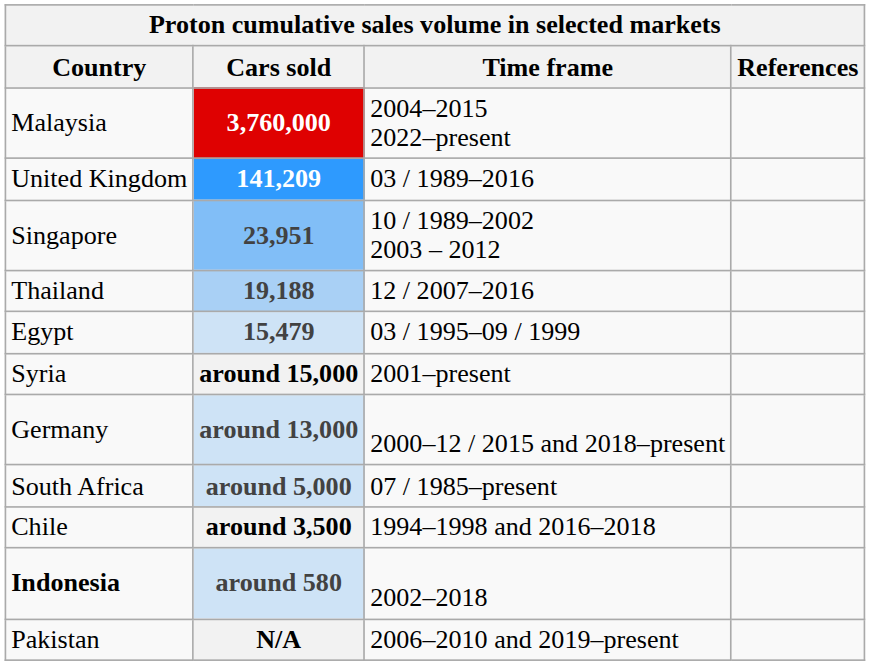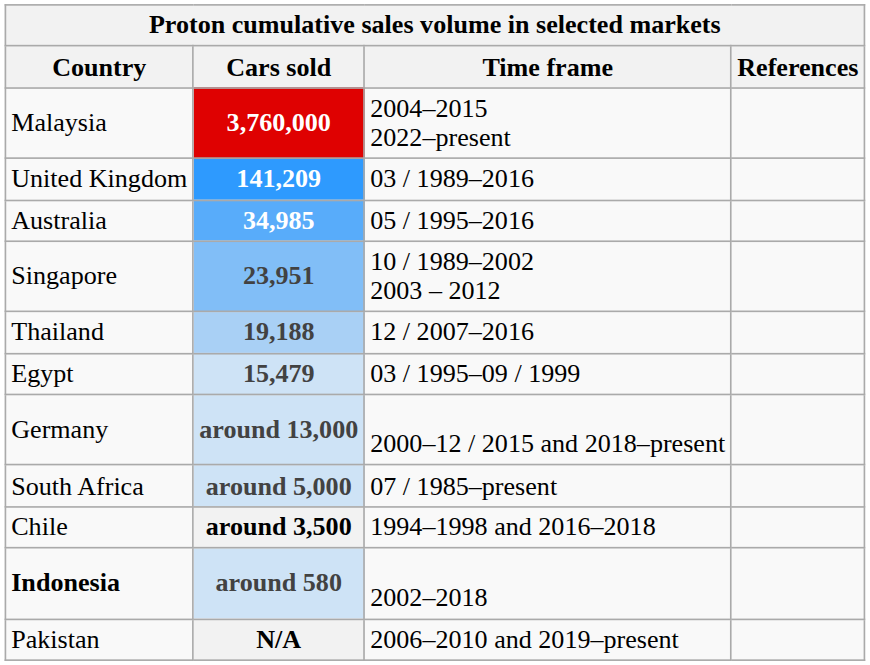+ row: (279, 220)
- row: (279, 373)
